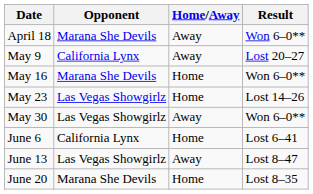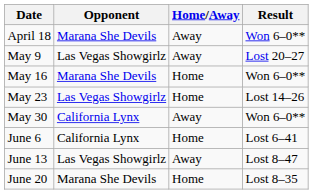(98, 55) California Lynx -> (112, 55) Las Vegas Showgirlz
(112, 117) Las Vegas Showgirlz -> (98, 117) California Lynx
